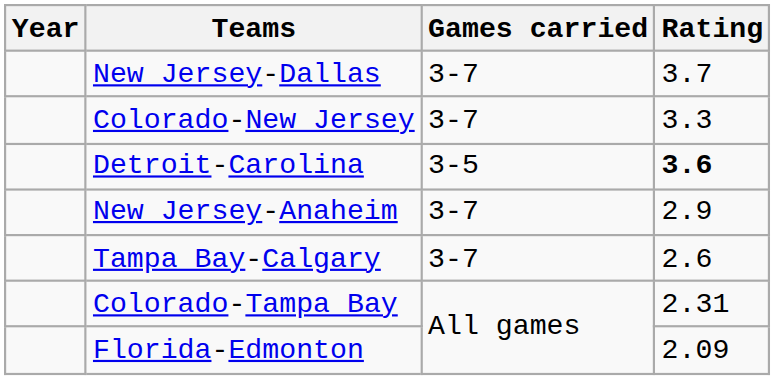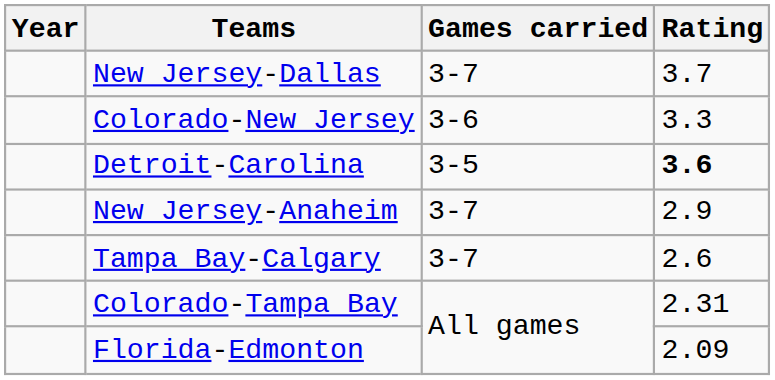(453, 120) 3-7 -> (453, 120) 3-6
